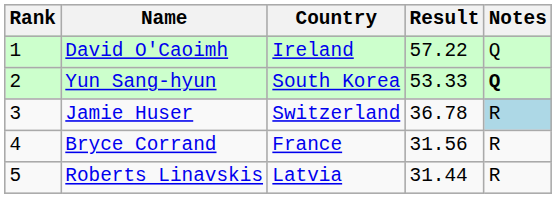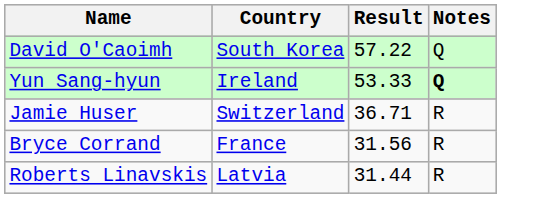- column: (33, 21)
(313, 52) Ireland -> (280, 52) South Korea
(336, 83) South Korea -> (257, 83) Ireland
(439, 115) 36.78 -> (383, 115) 36.71
(495, 115) lightblue background -> (439, 115) no background
